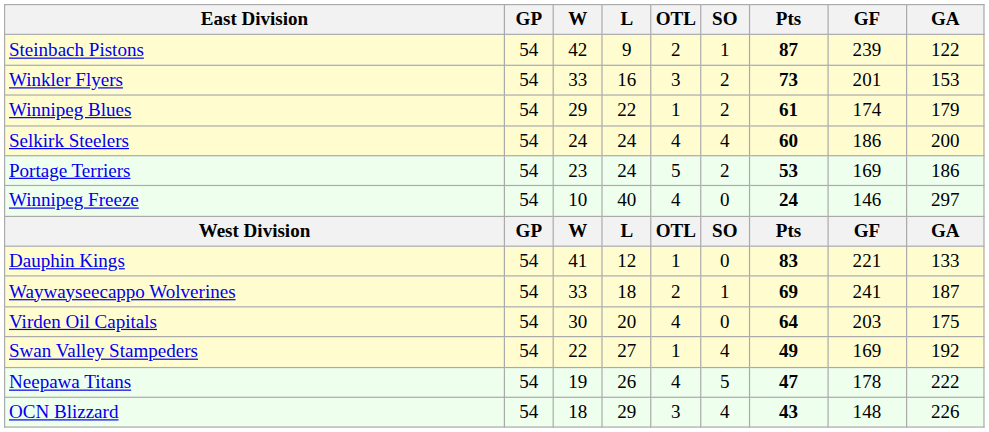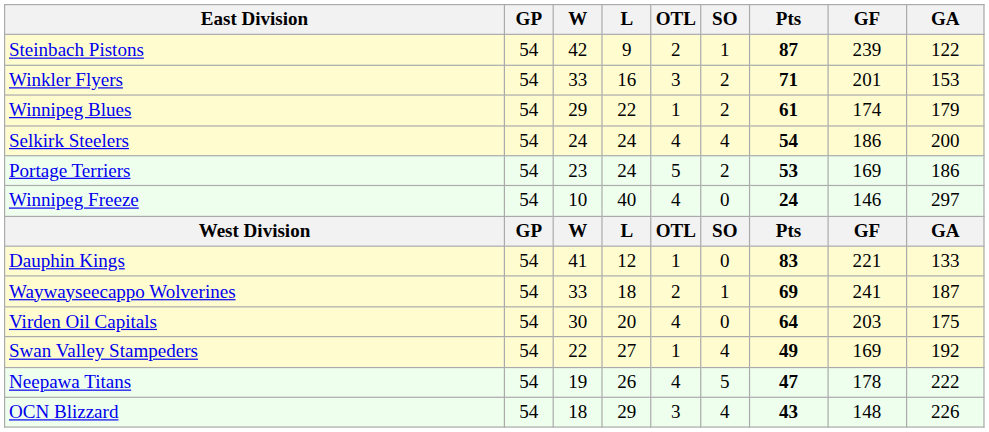(789, 79) 73 -> (789, 79) 71
(789, 140) 60 -> (789, 140) 54
